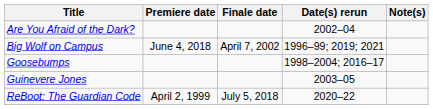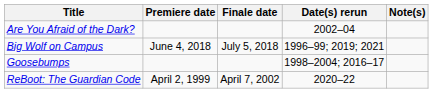(250, 46) April 7, 2002 -> (250, 46) July 5, 2018
- row: (47, 79)
(250, 96) July 5, 2018 -> (250, 79) April 7, 2002
